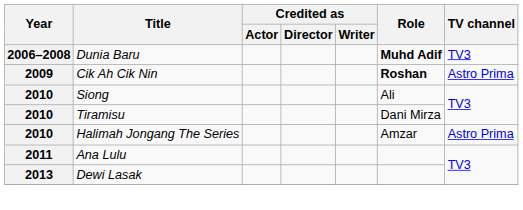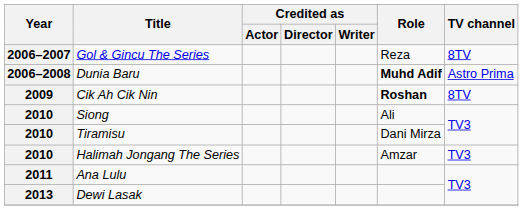+ row: (143, 54)
(459, 54) TV3 -> (481, 74) Astro Prima
(481, 74) Astro Prima -> (459, 94) 8TV
(481, 134) Astro Prima -> (459, 154) TV3
